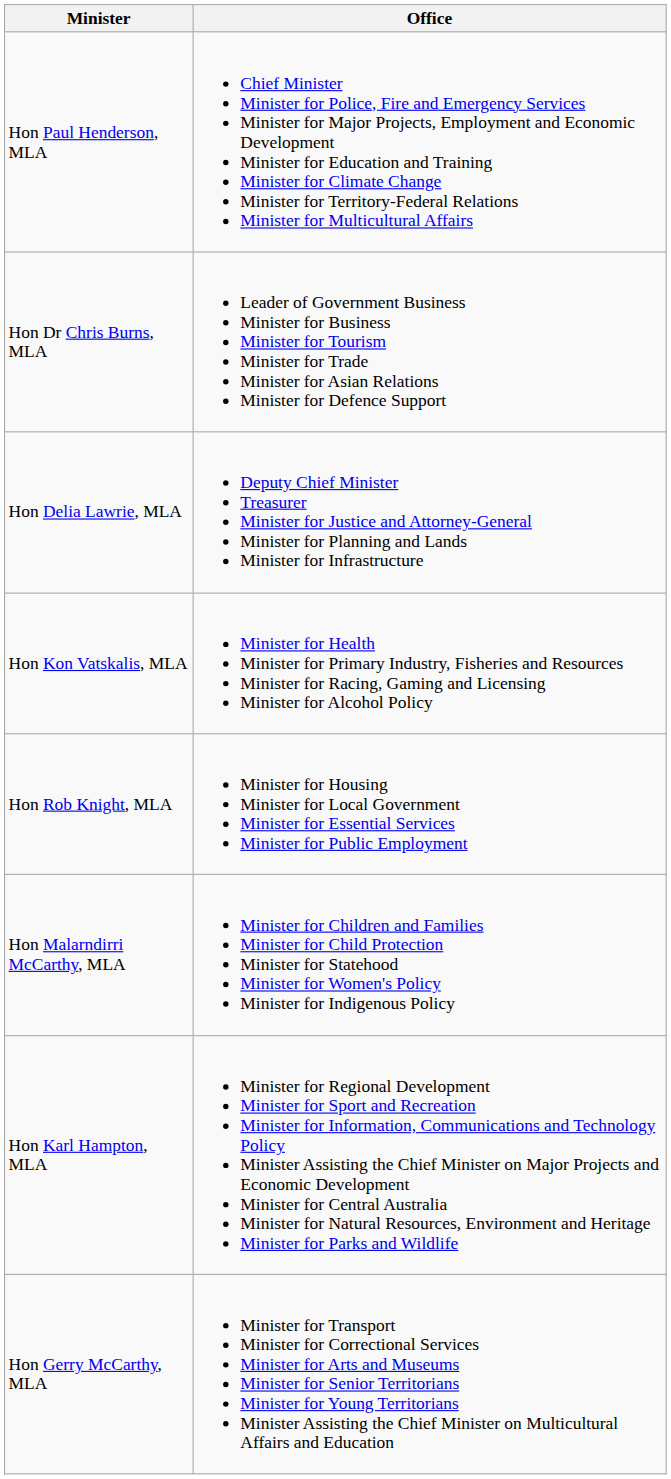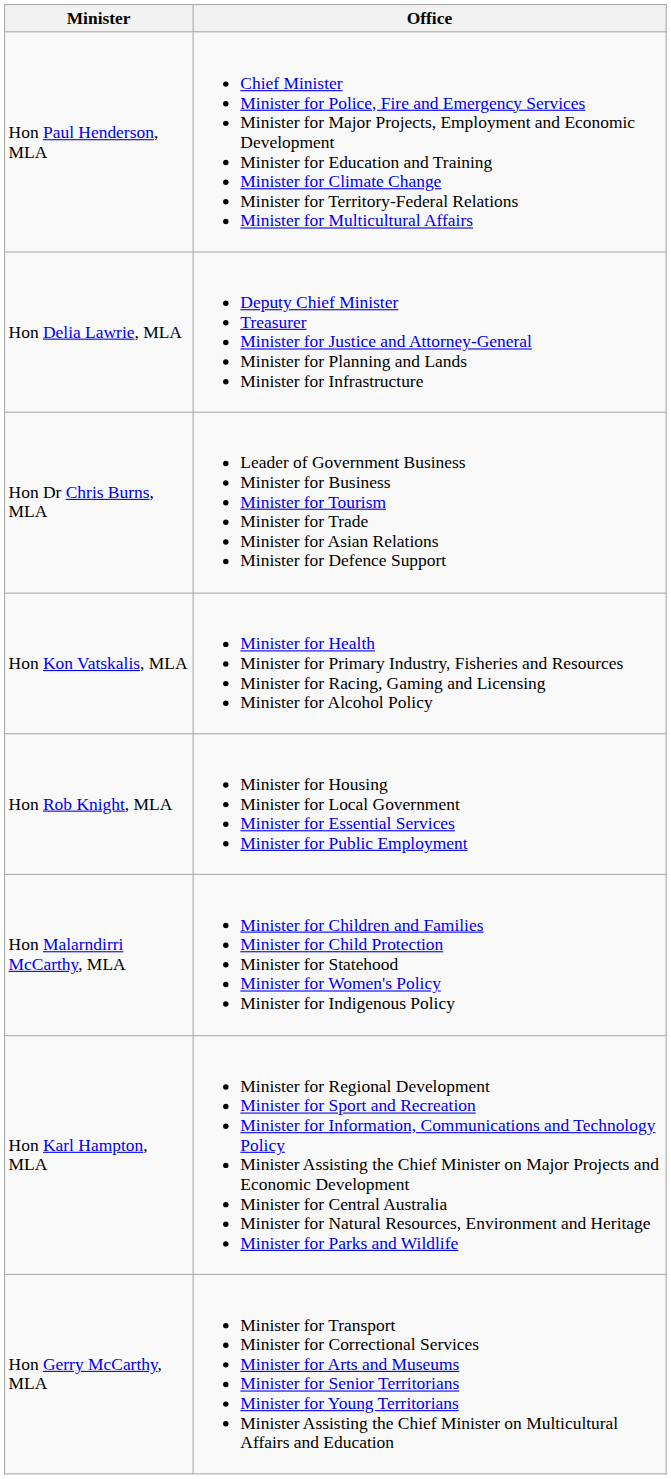rows swapped: (95, 512) <-> (81, 341)
